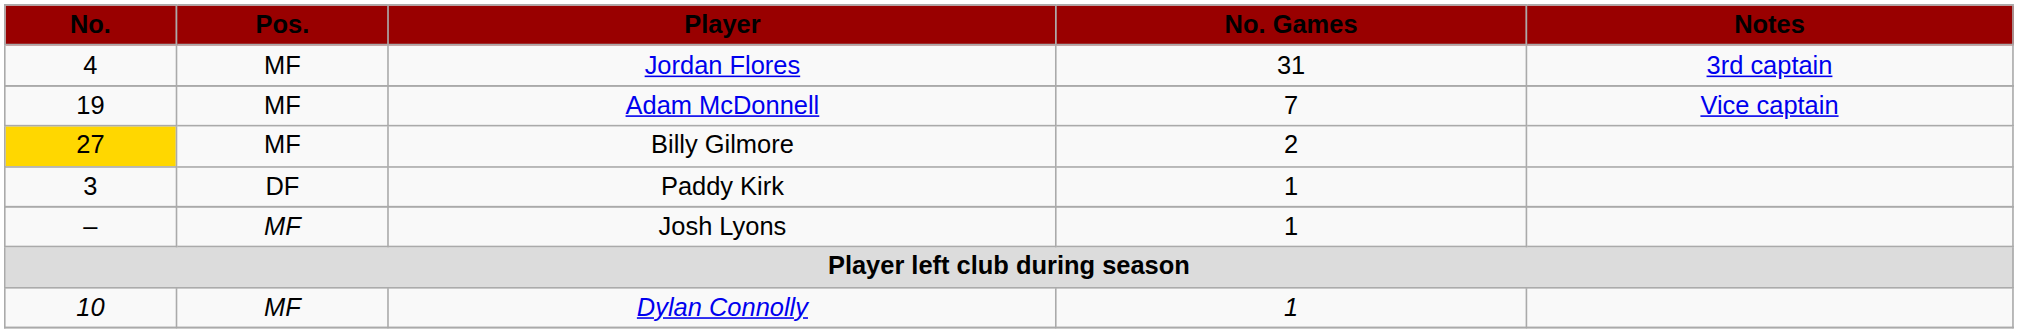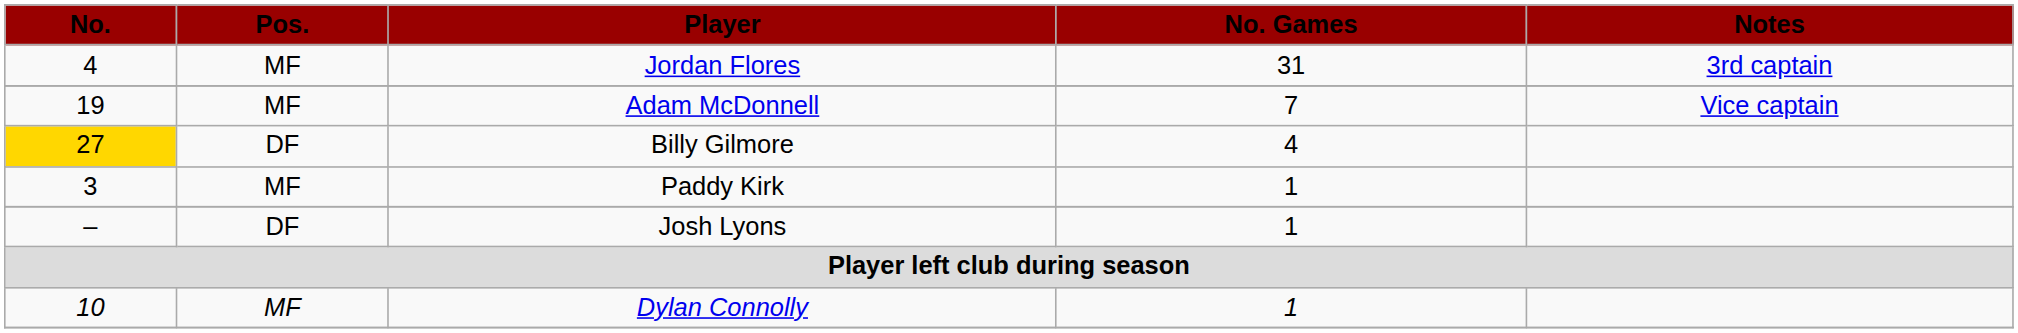(282, 145) MF -> (282, 145) DF
(1291, 145) 2 -> (1291, 145) 4
(282, 186) DF -> (282, 186) MF
(282, 226) MF -> (282, 226) DF
